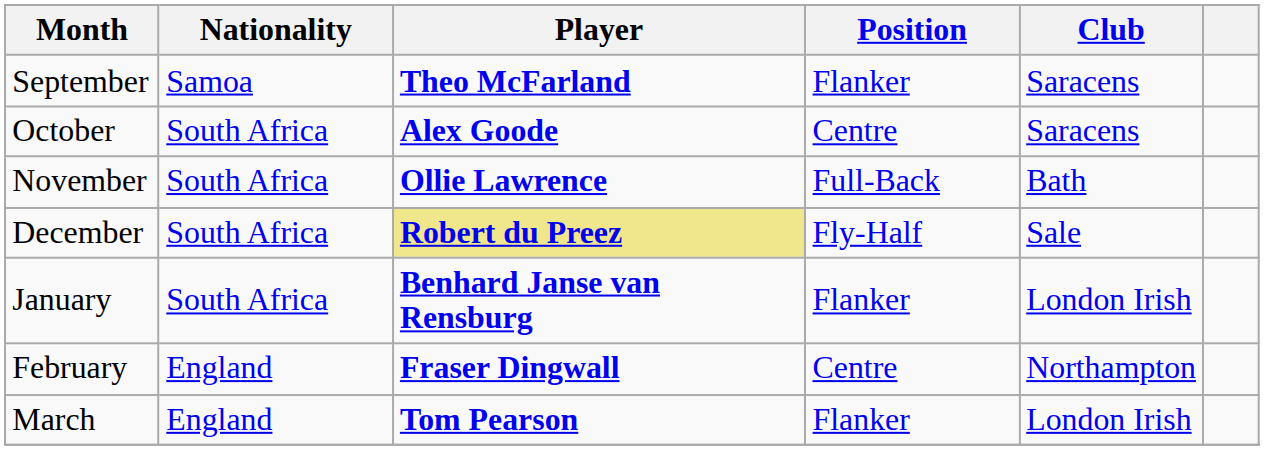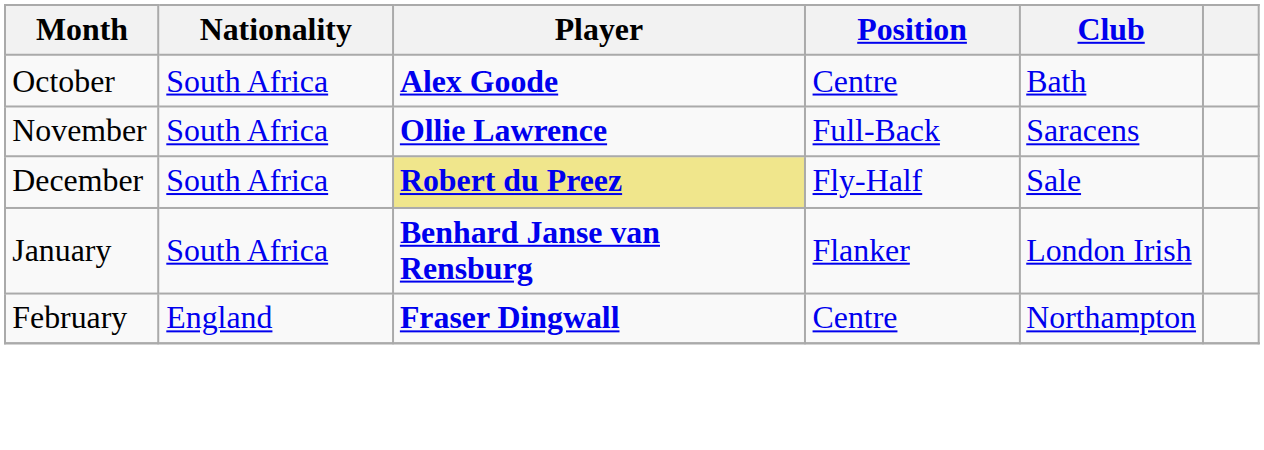- row: (80, 80)
(1083, 130) Saracens -> (1056, 80) Bath
(1056, 181) Bath -> (1083, 130) Saracens
- row: (54, 419)
